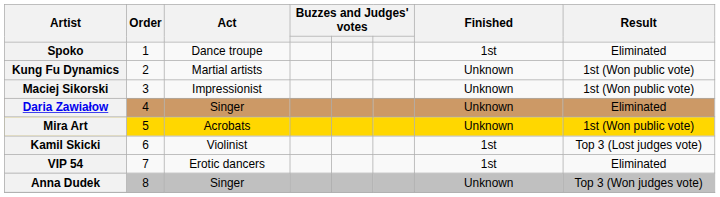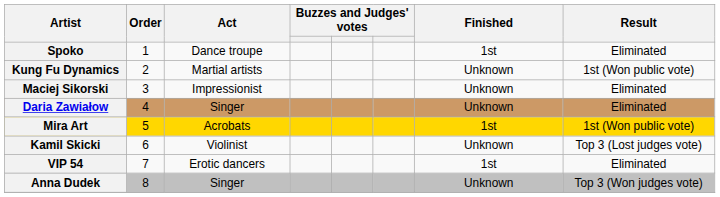(639, 88) 1st (Won public vote) -> (639, 88) Eliminated
(489, 126) Unknown -> (489, 126) 1st
(489, 145) 1st -> (489, 145) Unknown
